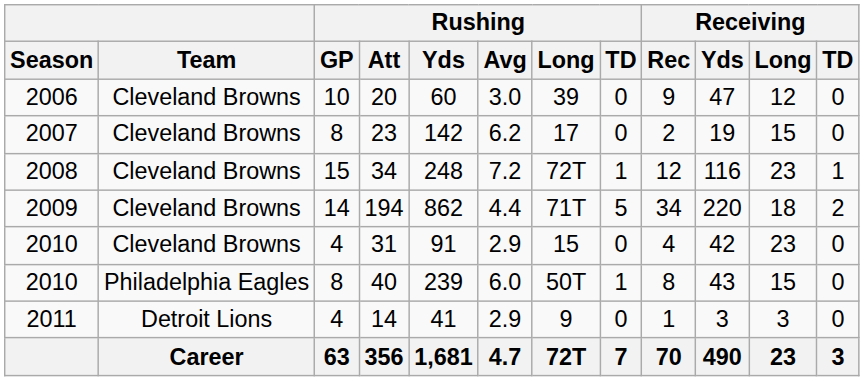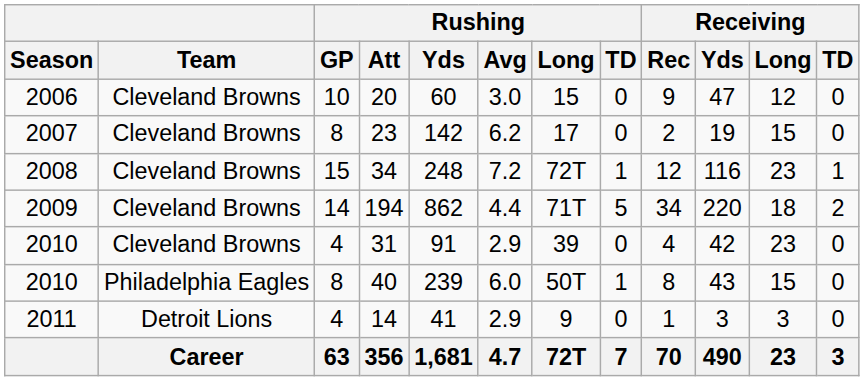(566, 97) 39 -> (566, 97) 15
(566, 245) 15 -> (566, 245) 39
